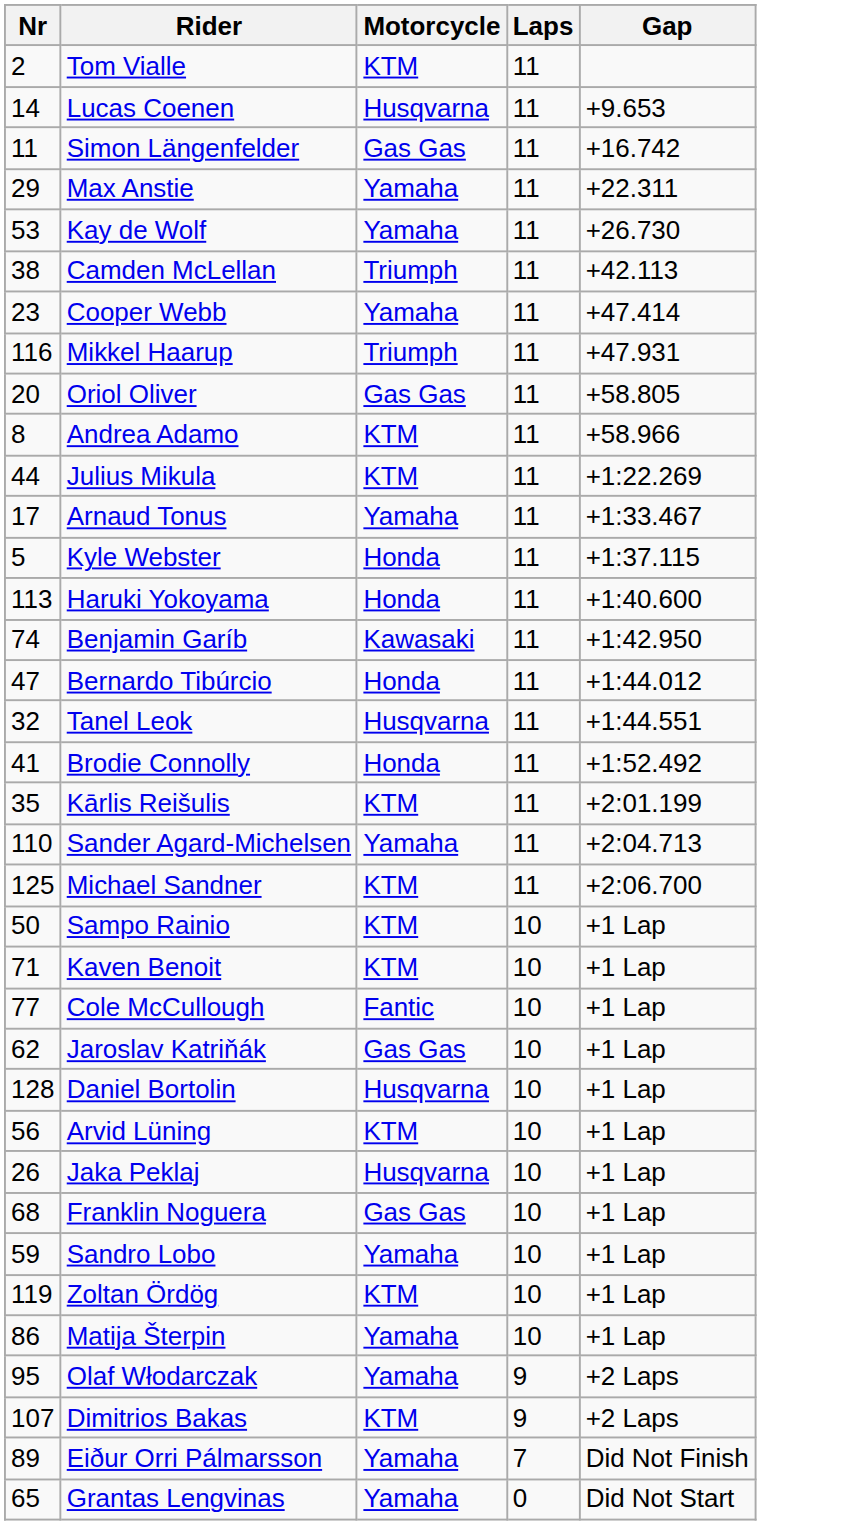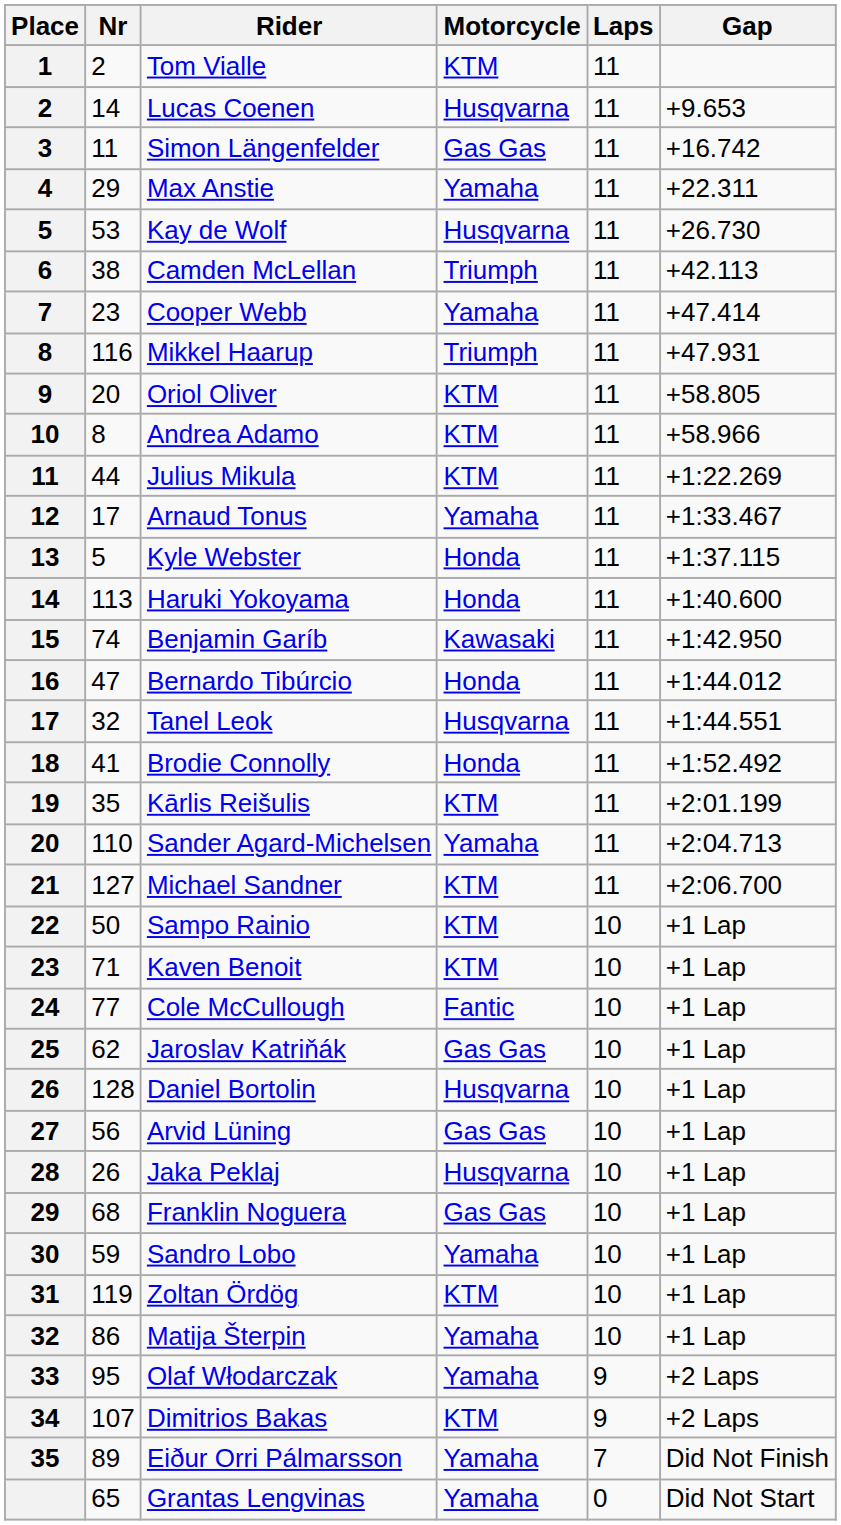+ column: (45, 25)
(411, 230) Yamaha -> (506, 230) Husqvarna
(415, 394) Gas Gas -> (471, 394) KTM
(33, 885) 125 -> (113, 885) 127
(391, 1131) KTM -> (495, 1131) Gas Gas
